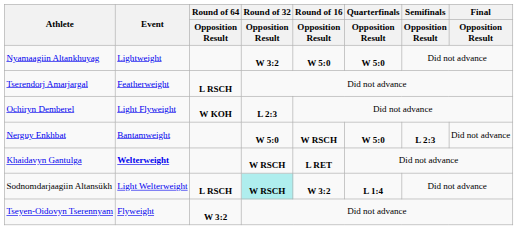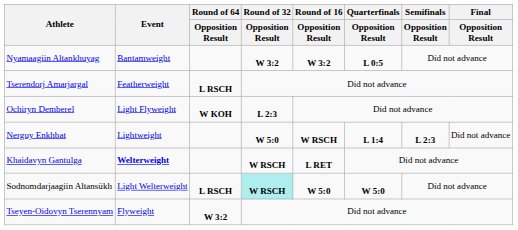(139, 58) Lightweight -> (144, 58) Bantamweight
(319, 63) W 5:0 -> (319, 63) W 3:2
(373, 63) W 5:0 -> (373, 63) L 0:5
(144, 135) Bantamweight -> (139, 135) Lightweight
(373, 140) W 5:0 -> (373, 140) L 1:4
(319, 192) W 3:2 -> (319, 192) W 5:0
(373, 192) L 1:4 -> (373, 192) W 5:0
